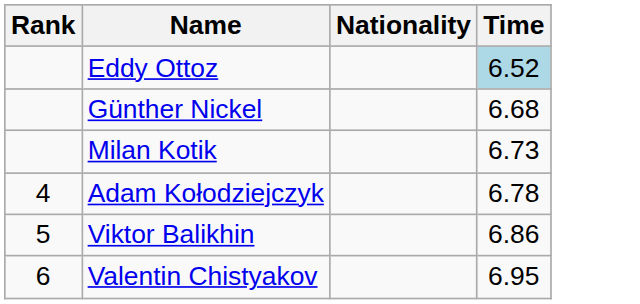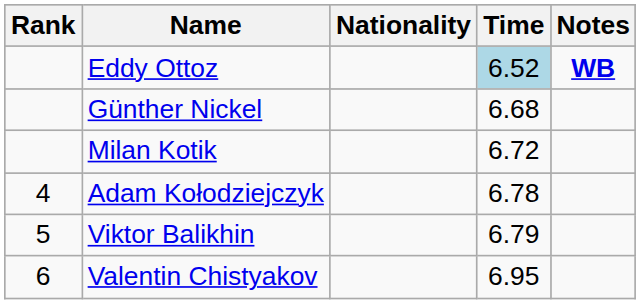+ column: (593, 25)
(514, 151) 6.73 -> (514, 151) 6.72
(514, 234) 6.86 -> (514, 234) 6.79
